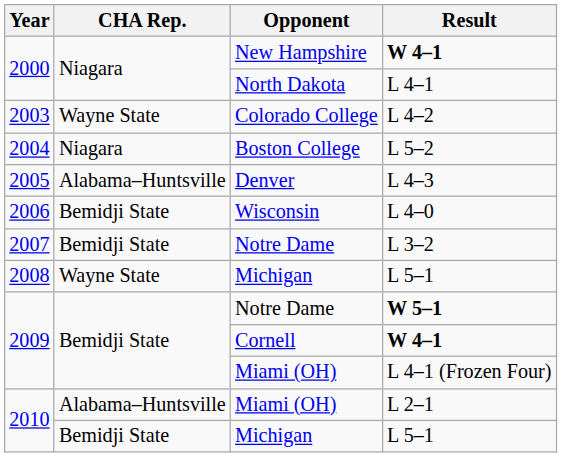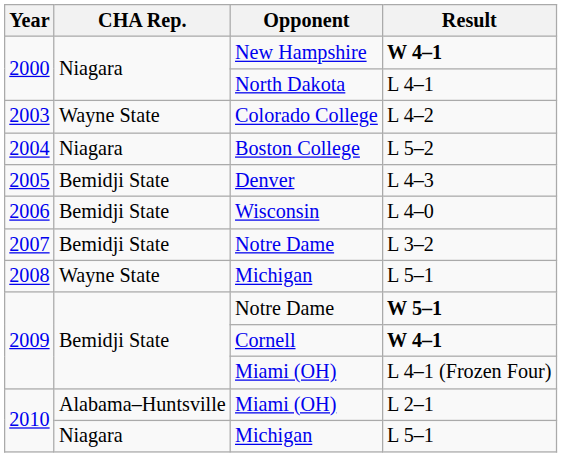(142, 180) Alabama–Huntsville -> (114, 180) Bemidji State
(114, 436) Bemidji State -> (91, 436) Niagara
